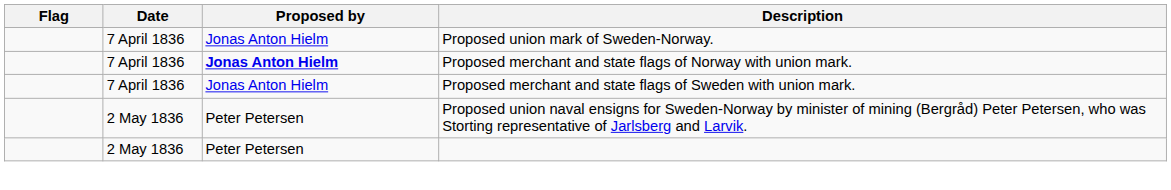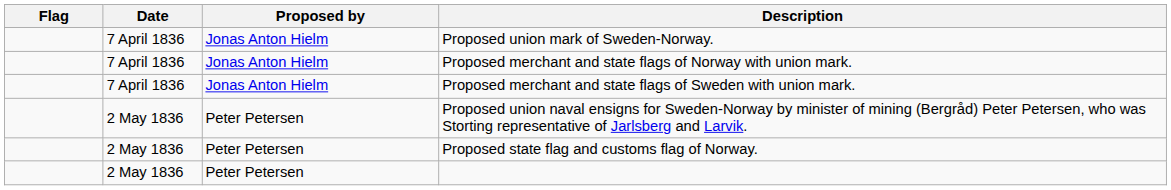(272, 62) bold -> (267, 62) normal
+ row: (600, 149)
